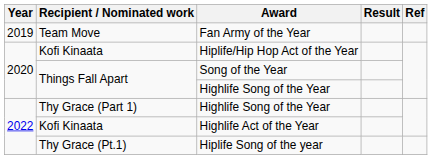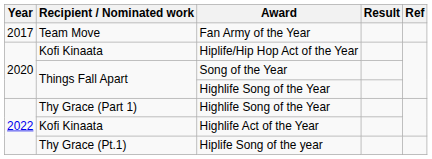(20, 32) 2019 -> (20, 32) 2017
